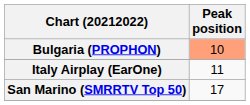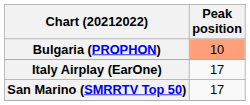(217, 69) 11 -> (217, 69) 17
